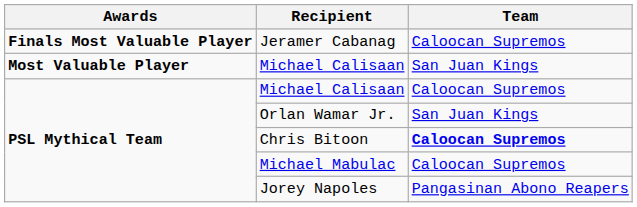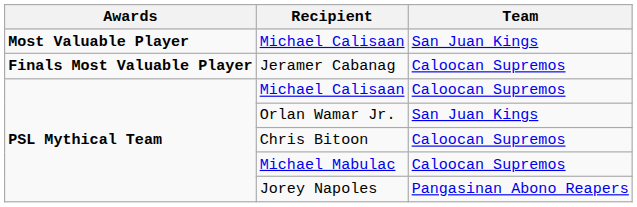rows swapped: (99, 66) <-> (130, 41)
(489, 140) bold -> (489, 140) normal
